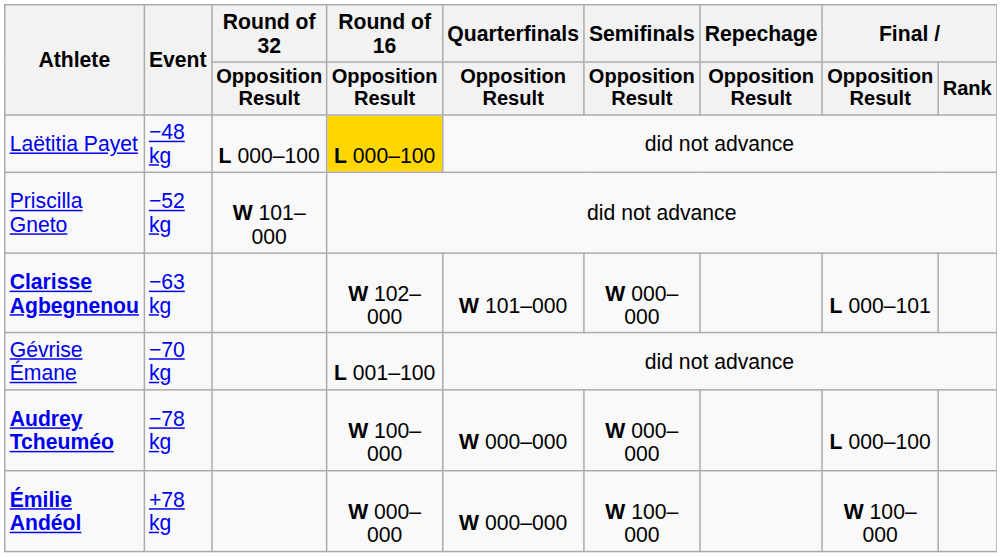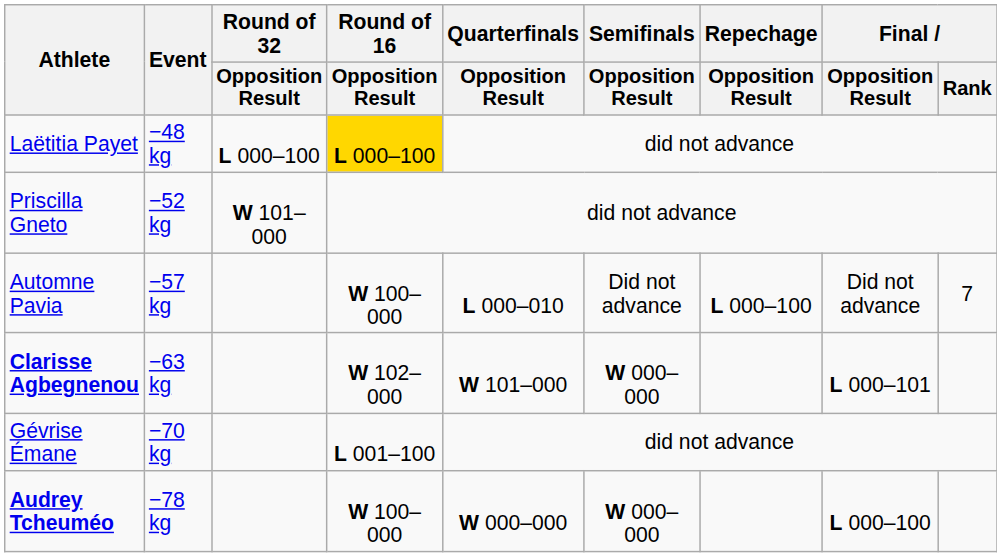+ row: (52, 293)
- row: (46, 511)
